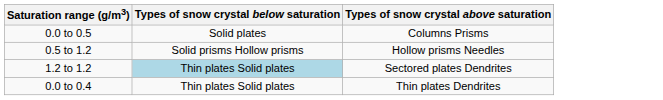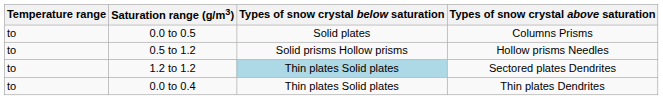+ column: (56, 14)
